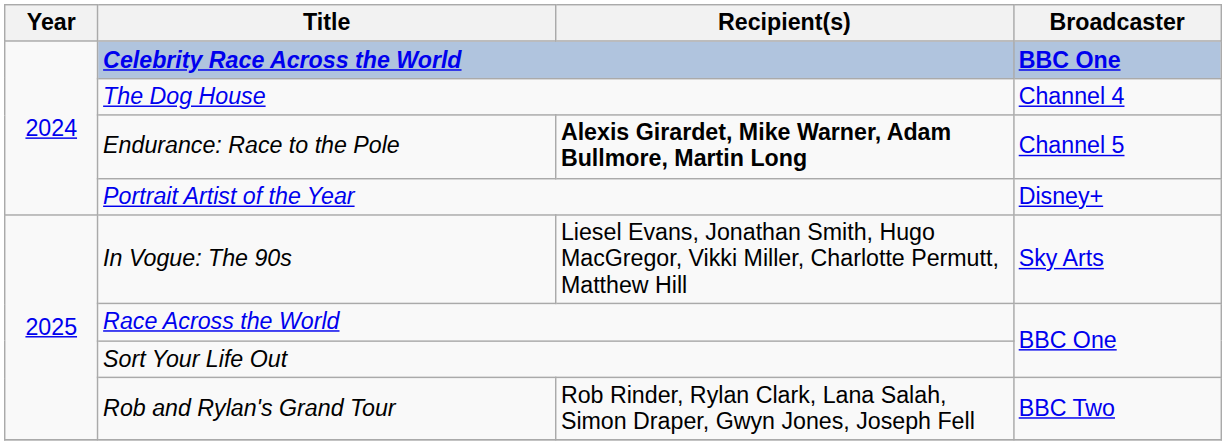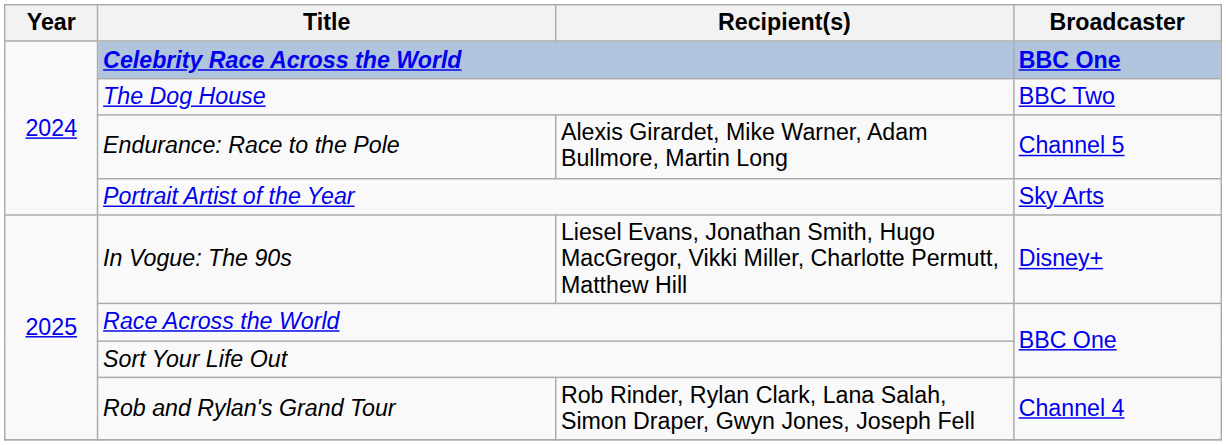(1072, 96) Channel 4 -> (1067, 96) BBC Two
(756, 146) bold -> (744, 146) normal
(1061, 196) Disney+ -> (1061, 196) Sky Arts
(1061, 259) Sky Arts -> (1061, 259) Disney+
(1067, 408) BBC Two -> (1072, 408) Channel 4
